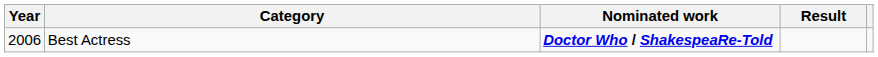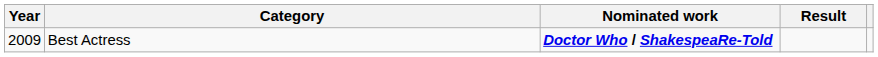(24, 39) 2006 -> (24, 39) 2009
